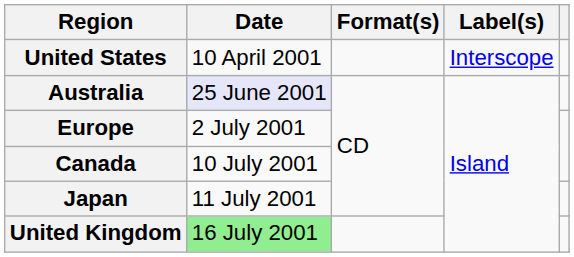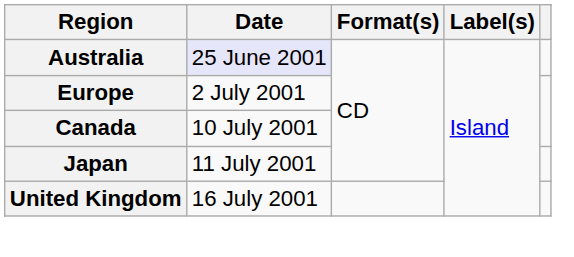- row: (96, 57)
(255, 233) lightgreen background -> (255, 198) no background
